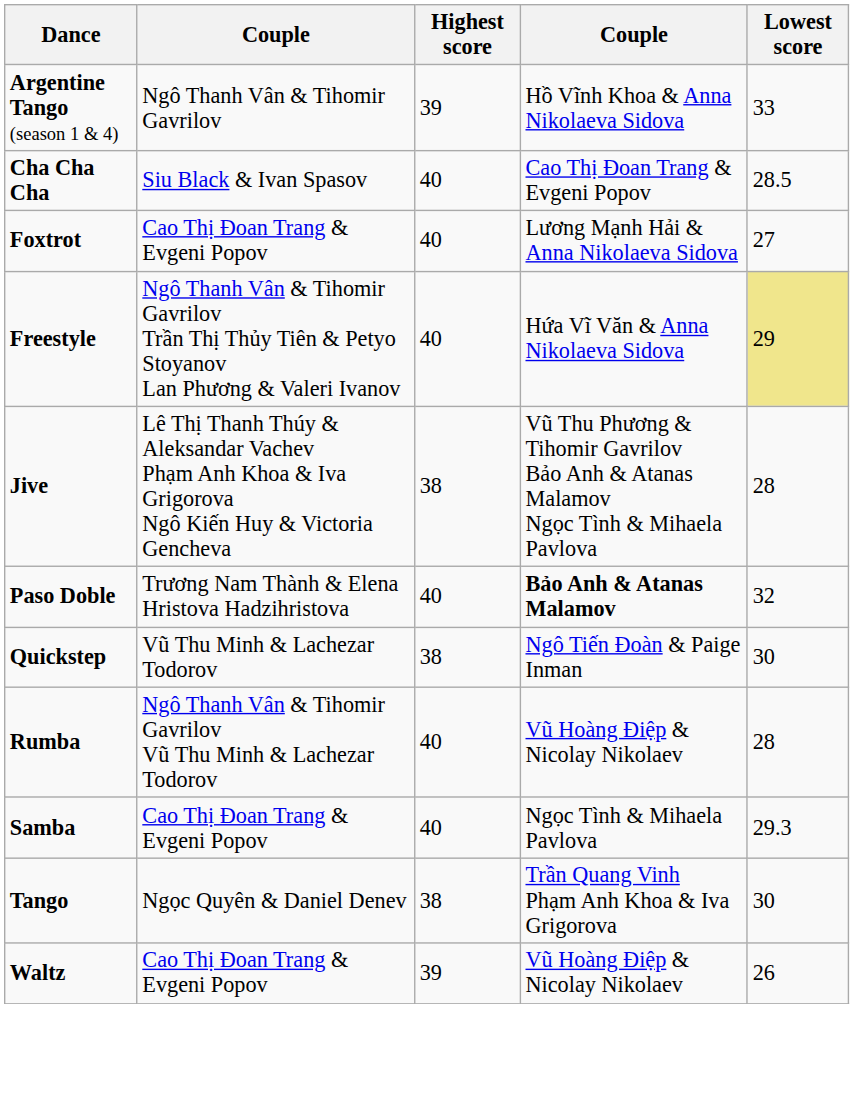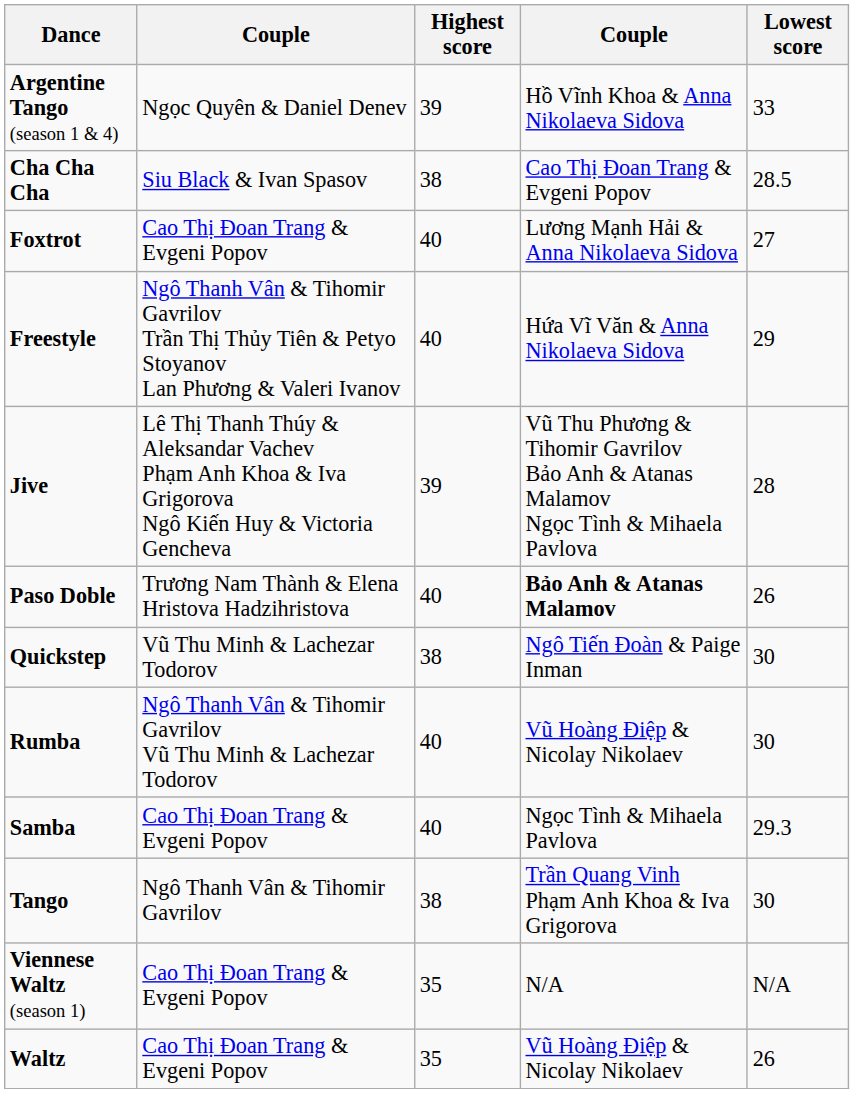(264, 107) Ngô Thanh Vân & Tihomir Gavrilov -> (274, 107) Ngọc Quyên & Daniel Denev
(431, 180) 40 -> (431, 180) 38
(764, 338) khaki background -> (764, 338) no background
(431, 486) 38 -> (431, 486) 39
(764, 596) 32 -> (764, 596) 26
(764, 742) 28 -> (764, 742) 30
(274, 900) Ngọc Quyên & Daniel Denev -> (264, 900) Ngô Thanh Vân & Tihomir Gavrilov
+ row: (52, 985)
(431, 973) 39 -> (431, 1058) 35
